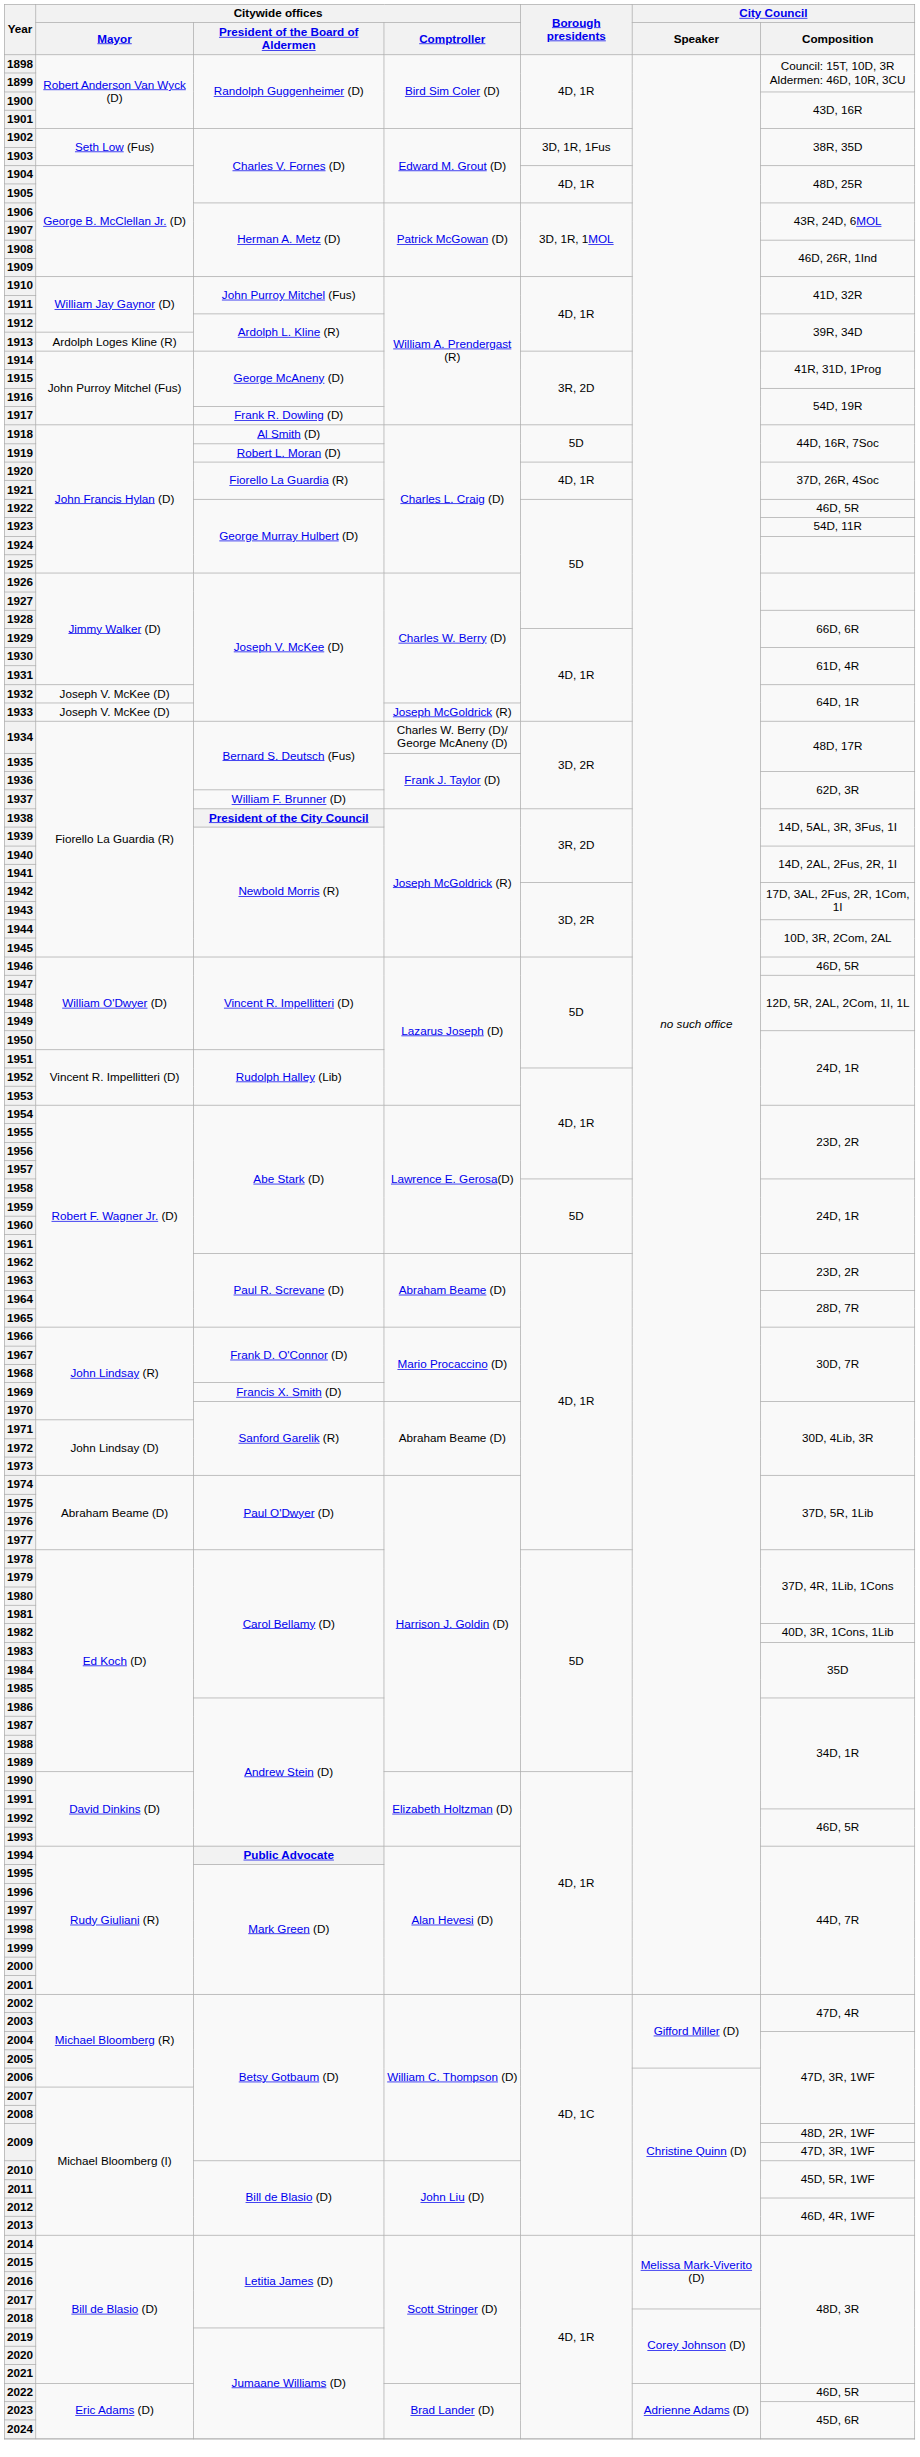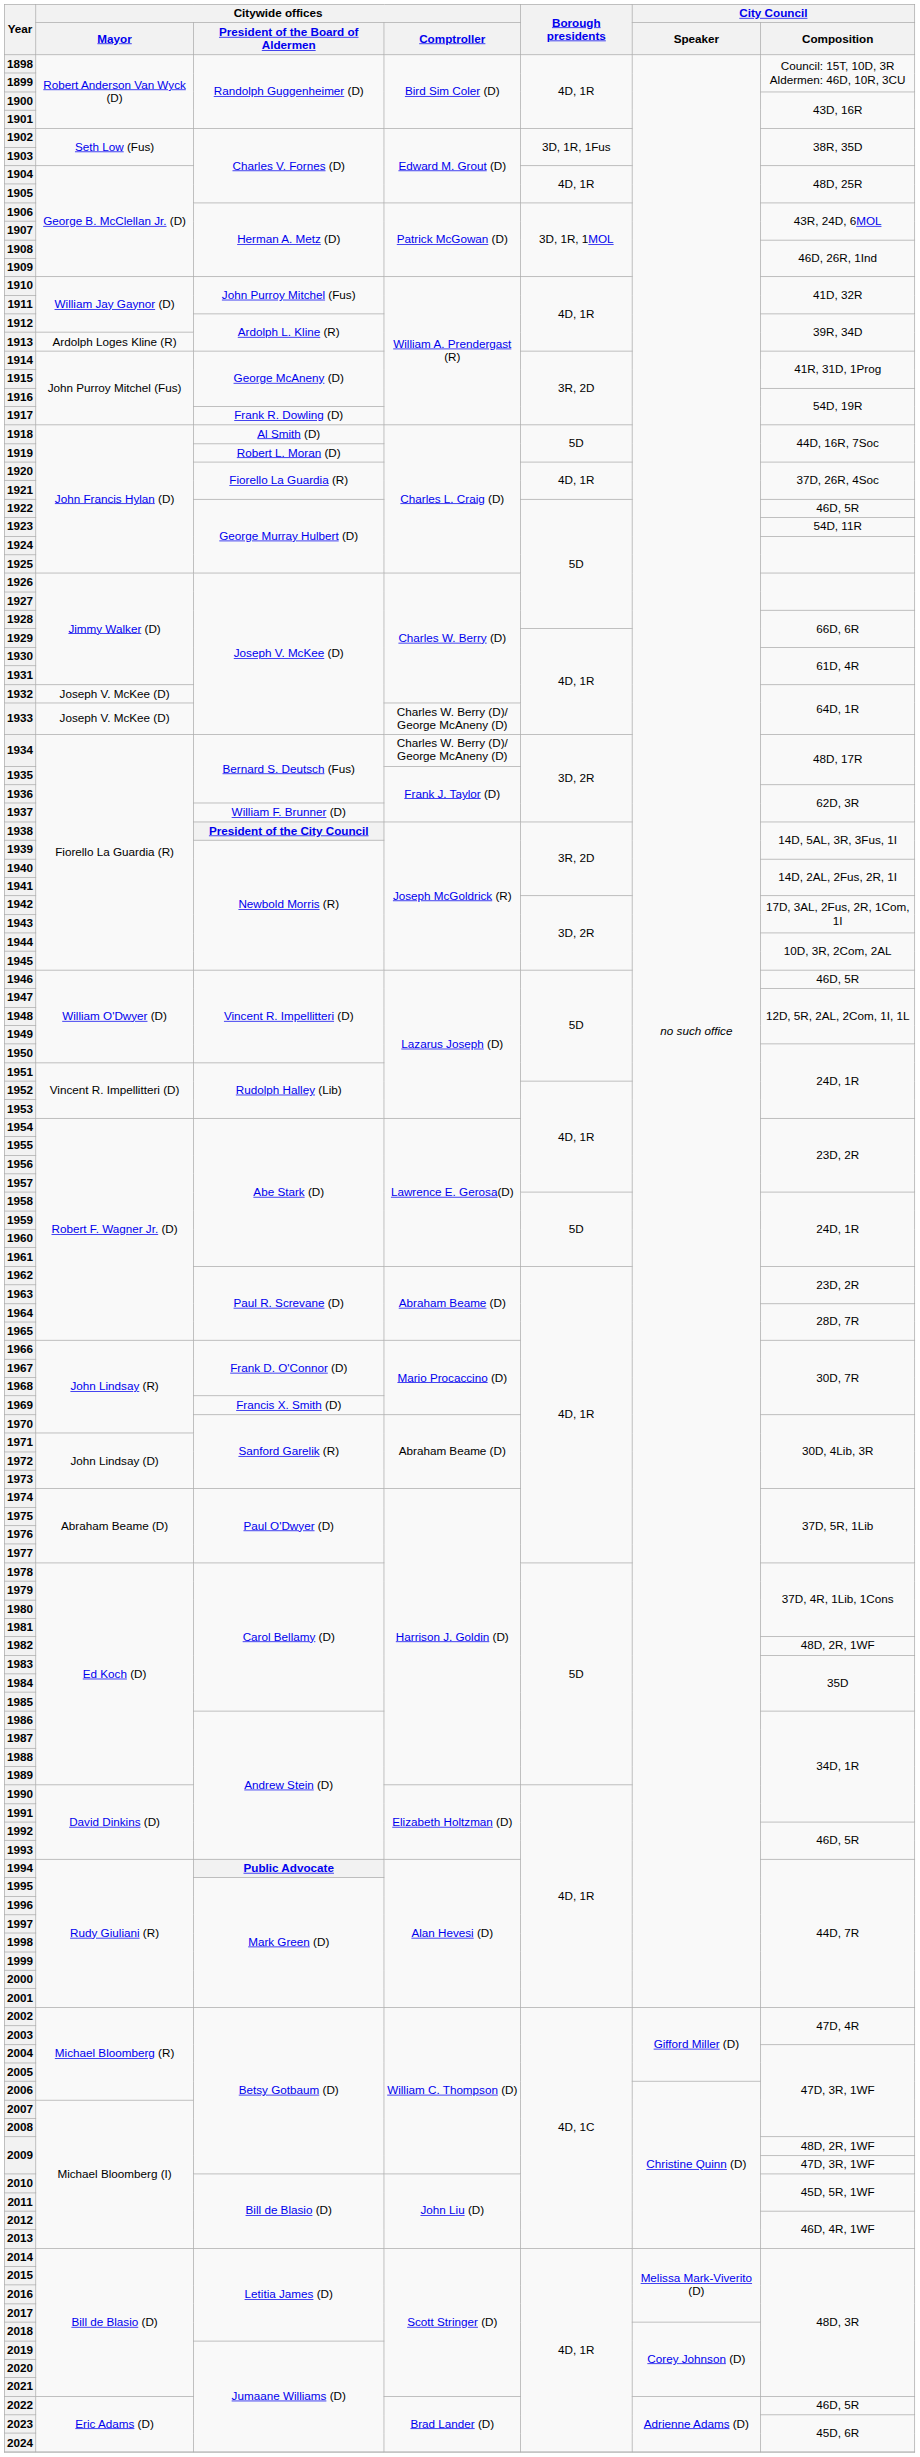(452, 712) Joseph McGoldrick (R) -> (452, 718) Charles W. Berry (D)/ George McAneny (D)
(838, 1633) 40D, 3R, 1Cons, 1Lib -> (838, 1646) 48D, 2R, 1WF
